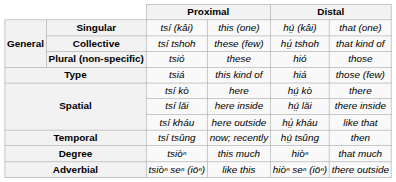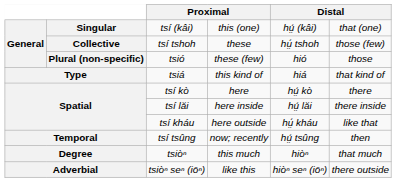(239, 43) these (few) -> (239, 43) these
(360, 43) that kind of -> (360, 43) those (few)
(239, 59) these -> (239, 59) these (few)
(360, 75) those (few) -> (360, 75) that kind of
